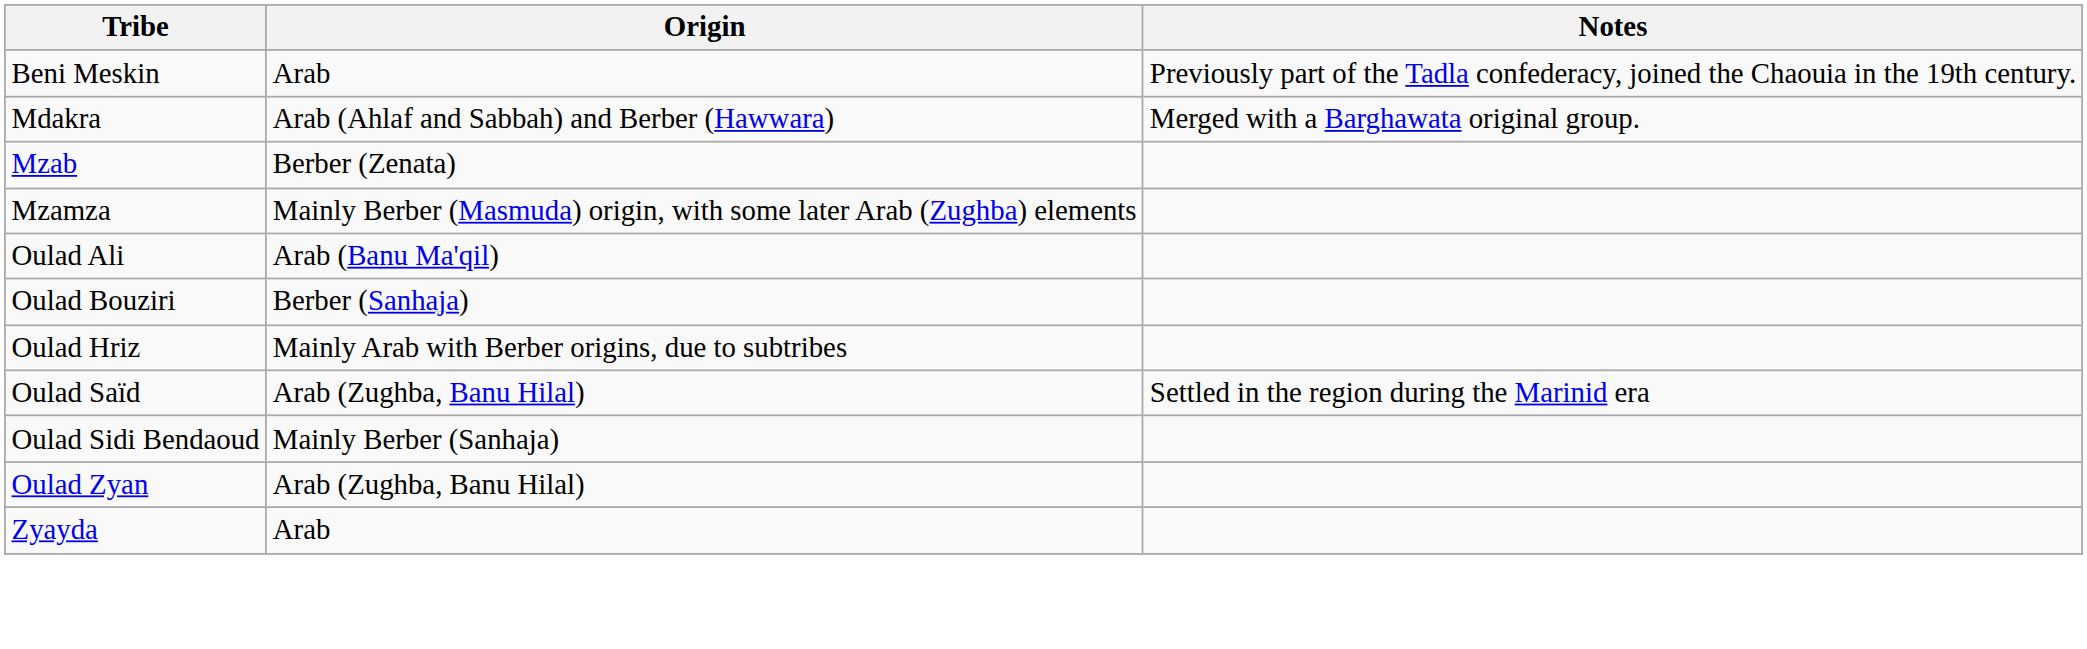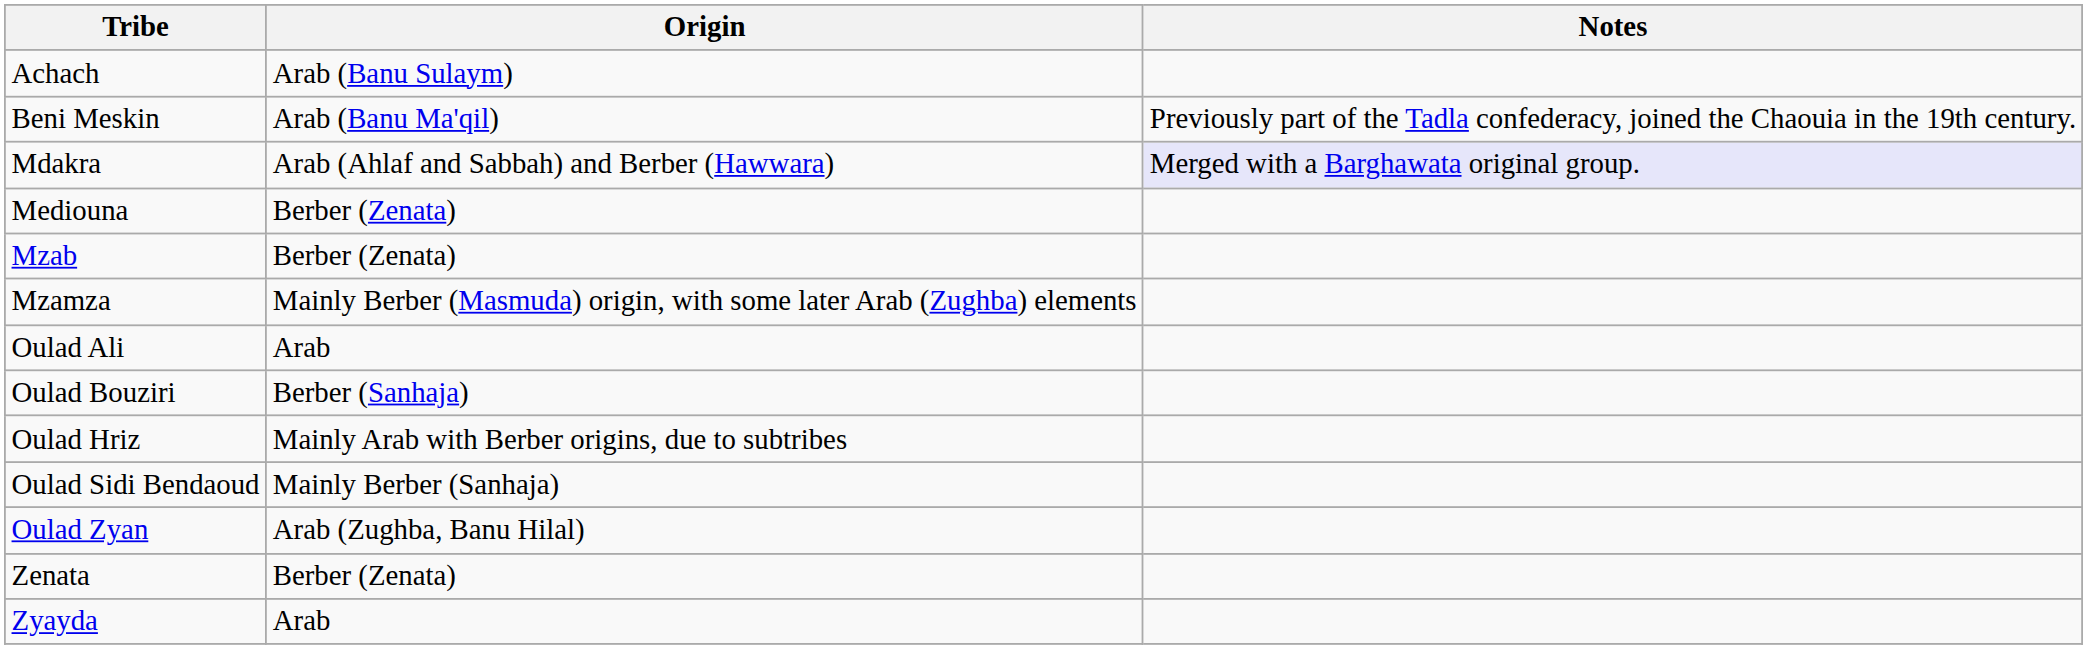+ row: (56, 73)
(302, 73) Arab -> (386, 118) Arab (Banu Ma'qil)
(1395, 118) no background -> (1395, 164) lavender background
+ row: (70, 210)
(386, 255) Arab (Banu Ma'qil) -> (302, 347) Arab
- row: (76, 392)
+ row: (51, 575)
